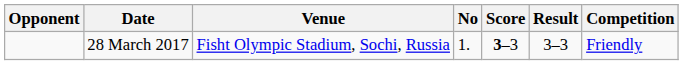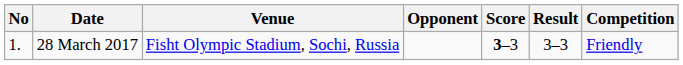columns swapped: (468, 17) <-> (44, 17)
